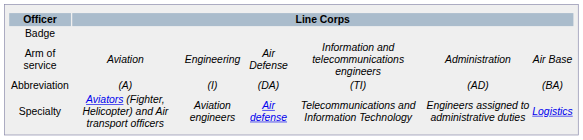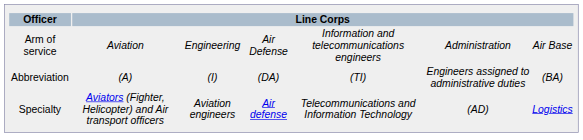- row: (40, 34)
(478, 86) (AD) -> (478, 77) Engineers assigned to administrative duties
(478, 112) Engineers assigned to administrative duties -> (478, 109) (AD)
